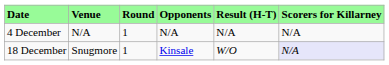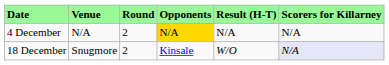(125, 32) 1 -> (125, 32) 2
(169, 32) no background -> (169, 32) gold background
(125, 50) 1 -> (125, 50) 2
